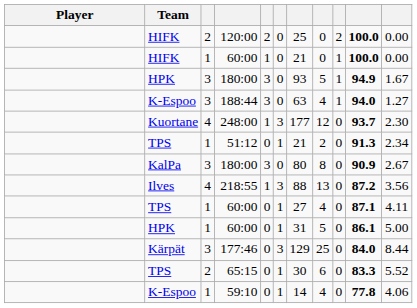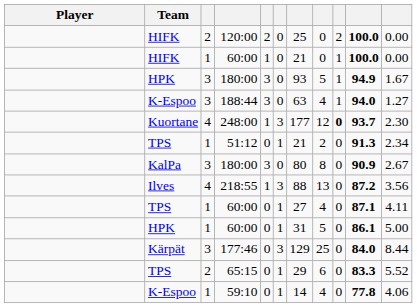(339, 121) normal -> (339, 121) bold
(300, 270) 30 -> (300, 270) 29
